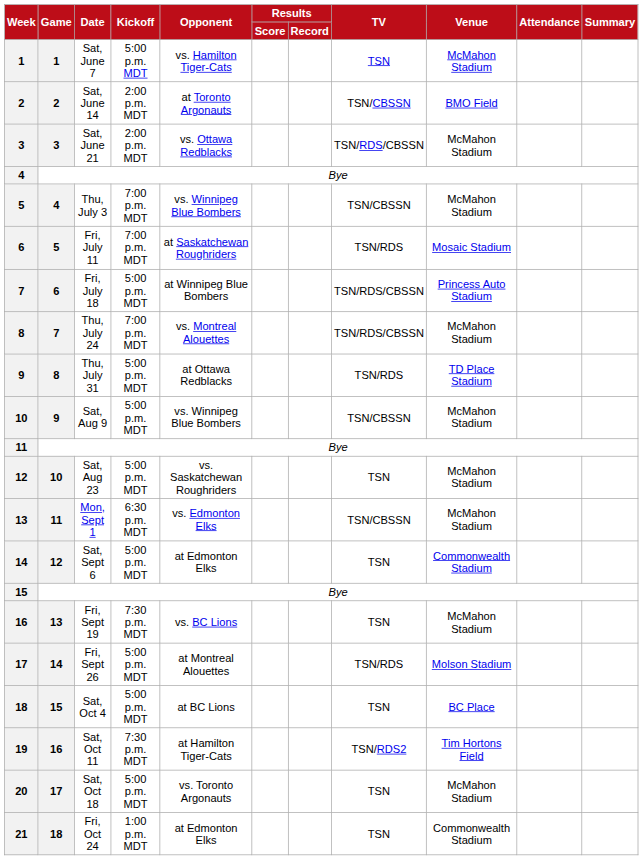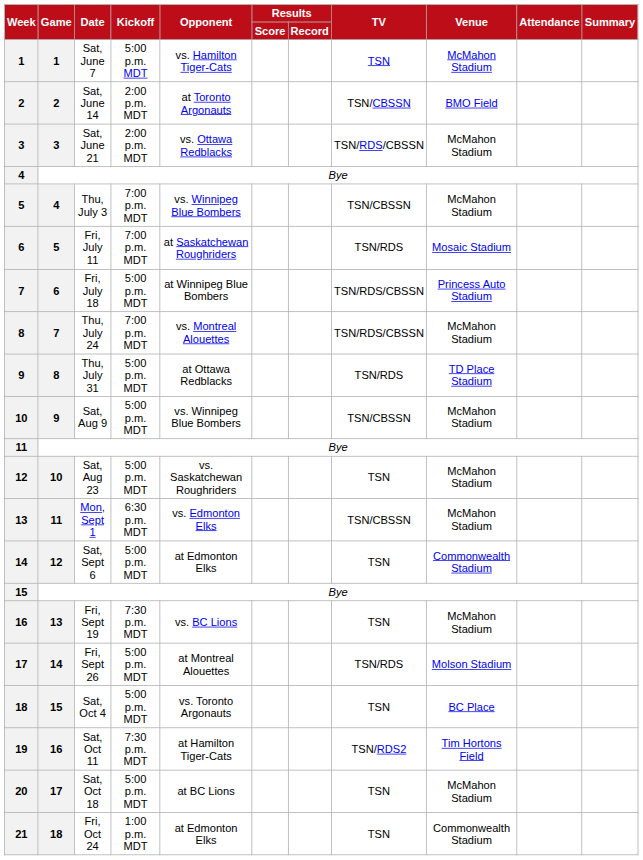(206, 707) at BC Lions -> (206, 707) vs. Toronto Argonauts
(206, 792) vs. Toronto Argonauts -> (206, 792) at BC Lions
